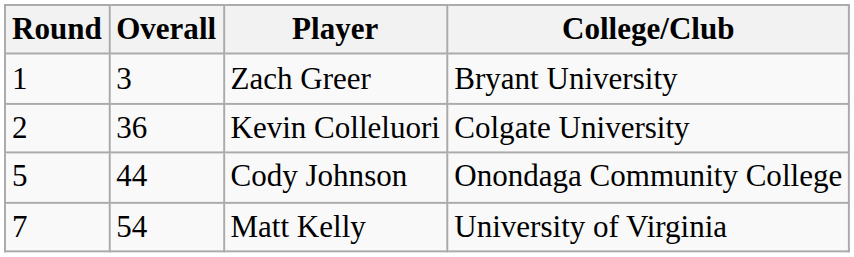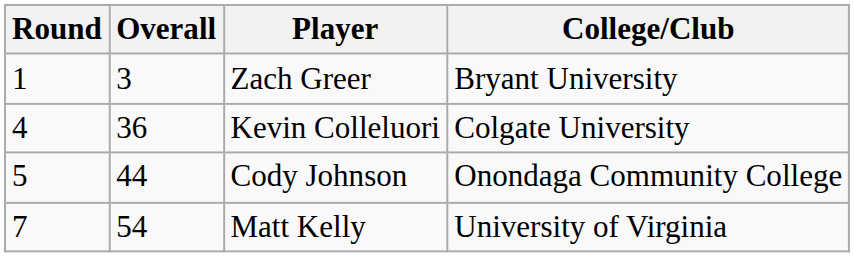(20, 127) 2 -> (20, 127) 4
